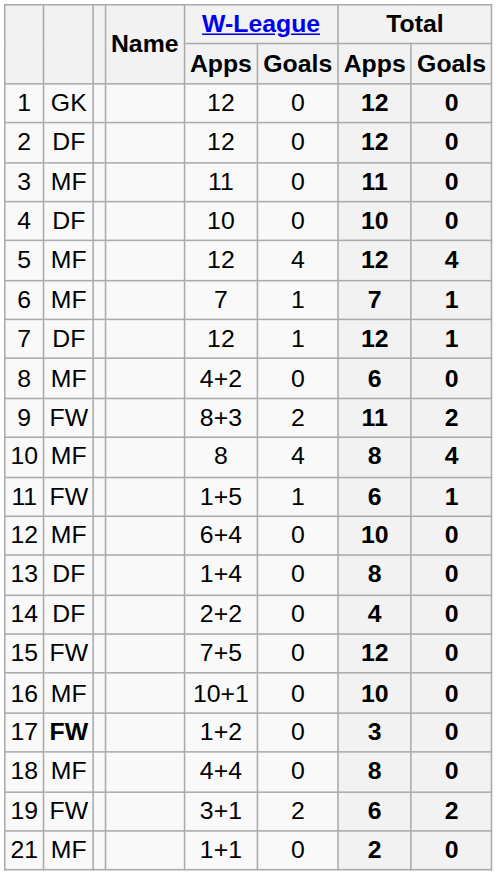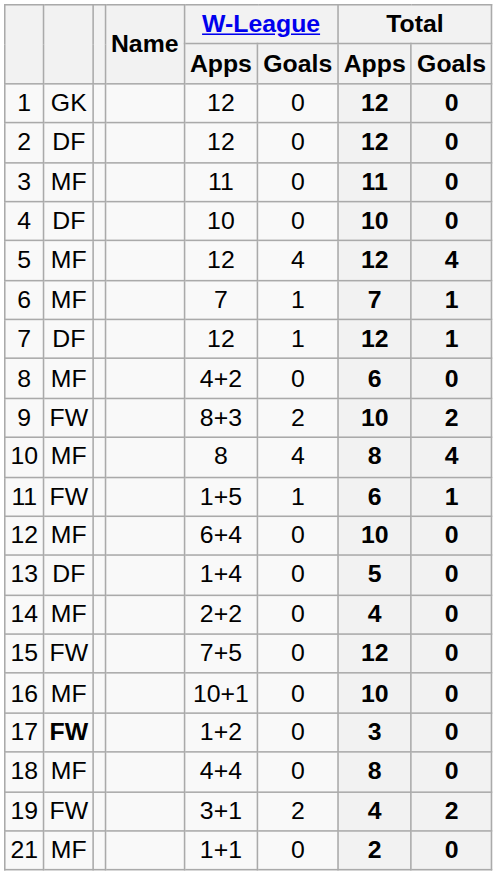(375, 417) 11 -> (375, 417) 10
(375, 574) 8 -> (375, 574) 5
(69, 614) DF -> (69, 614) MF
(375, 810) 6 -> (375, 810) 4
